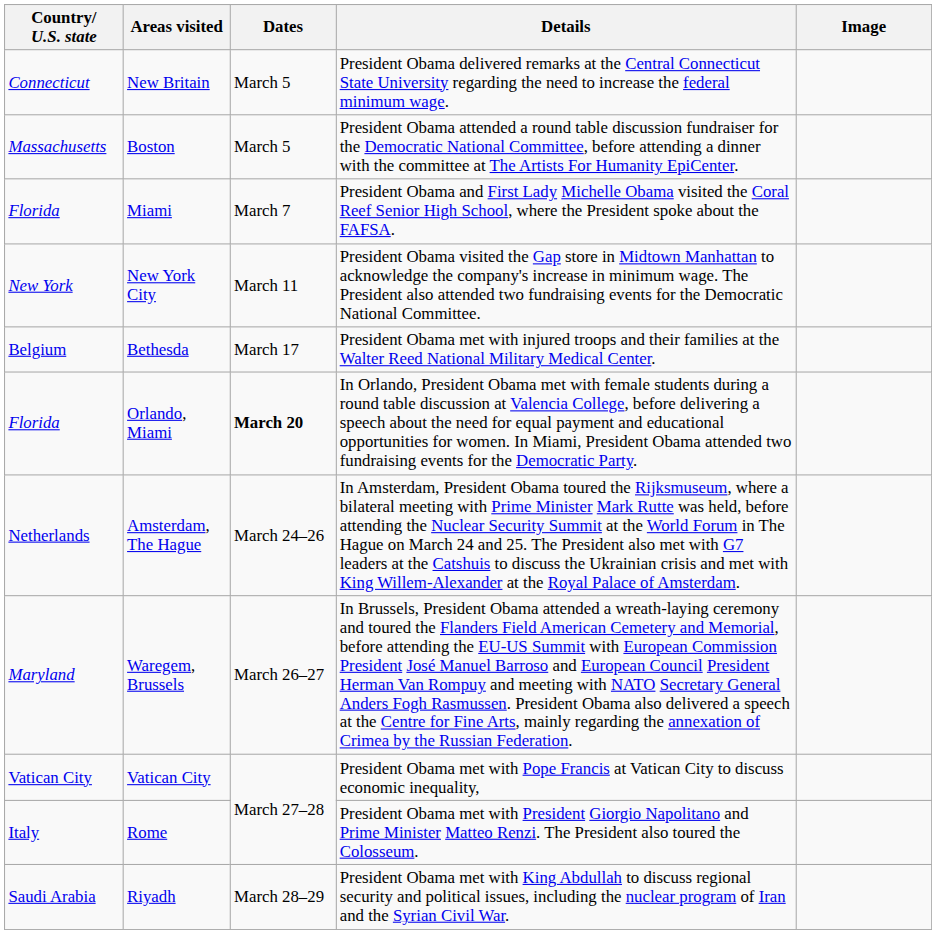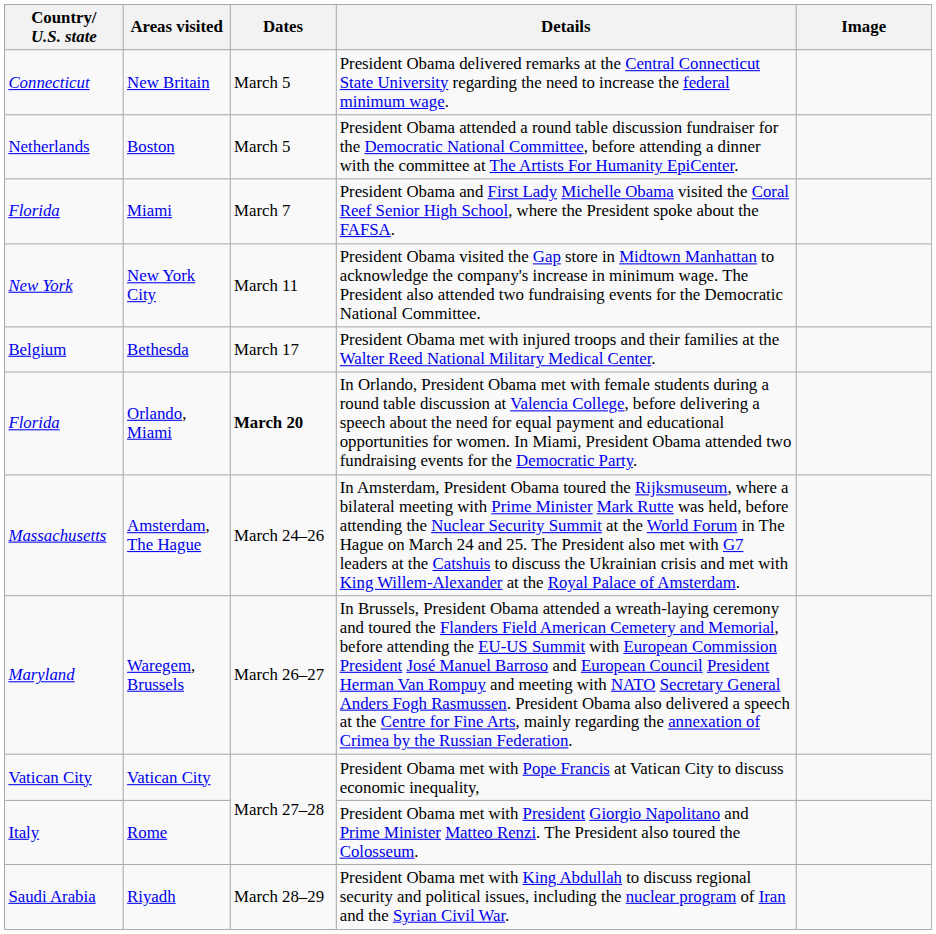(57, 146) Massachusetts -> (49, 146) Netherlands
(49, 535) Netherlands -> (57, 535) Massachusetts
